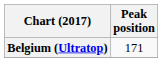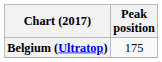(134, 47) 171 -> (134, 47) 175
